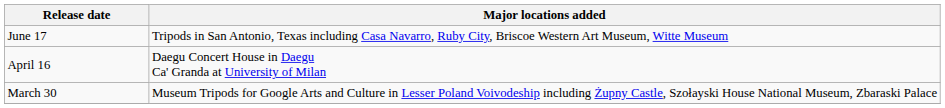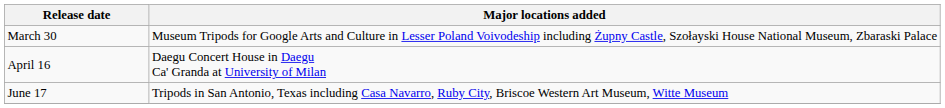rows swapped: (32, 93) <-> (27, 36)
